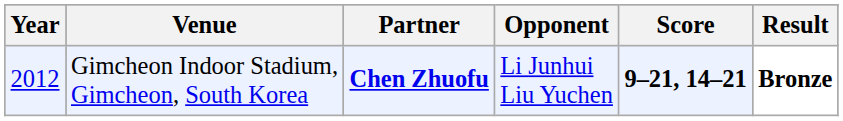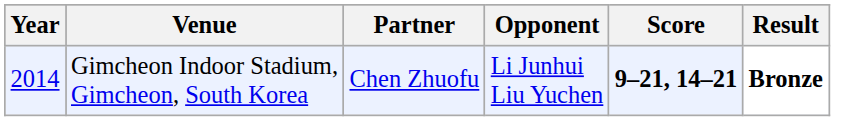(35, 79) 2012 -> (35, 79) 2014
(419, 79) bold -> (414, 79) normal
